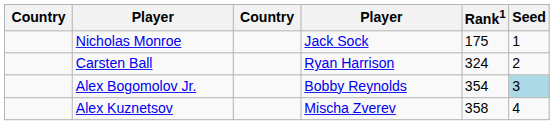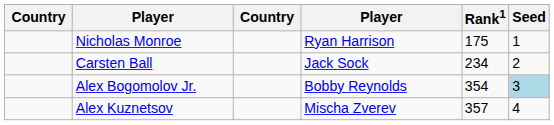(336, 41) Jack Sock -> (349, 41) Ryan Harrison
(349, 64) Ryan Harrison -> (336, 64) Jack Sock
(477, 64) 324 -> (477, 64) 234
(477, 108) 358 -> (477, 108) 357
